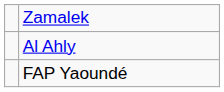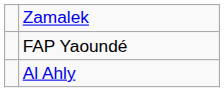rows swapped: (49, 45) <-> (75, 73)
